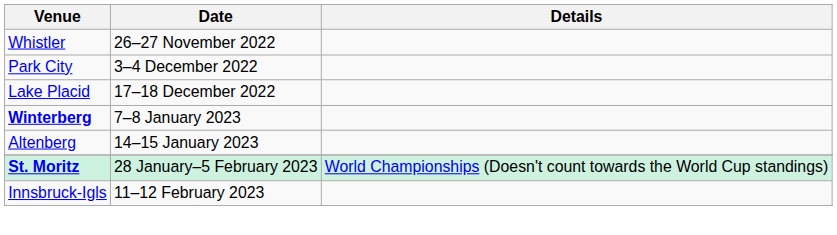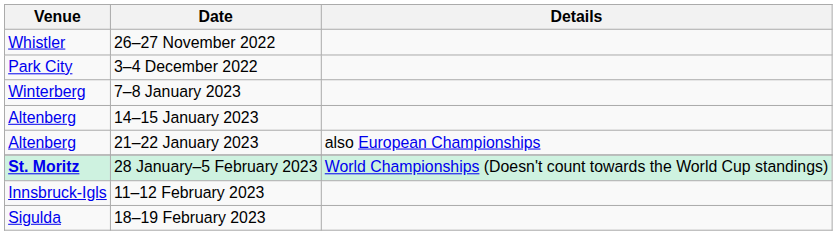- row: (195, 92)
(50, 117) bold -> (47, 92) normal
+ row: (186, 142)
+ row: (190, 218)
